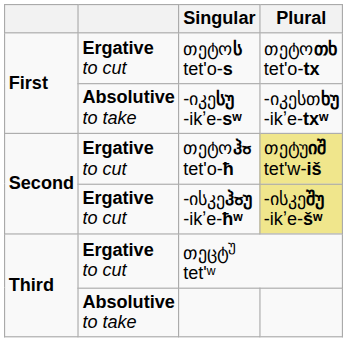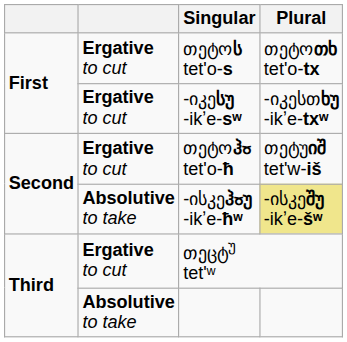(129, 108) Absolutive to take -> (118, 108) Ergative to cut
(295, 159) khaki background -> (295, 159) no background
(118, 208) Ergative to cut -> (129, 208) Absolutive to take
